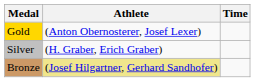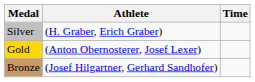rows swapped: (18, 31) <-> (21, 49)
(131, 67) khaki background -> (131, 67) no background
